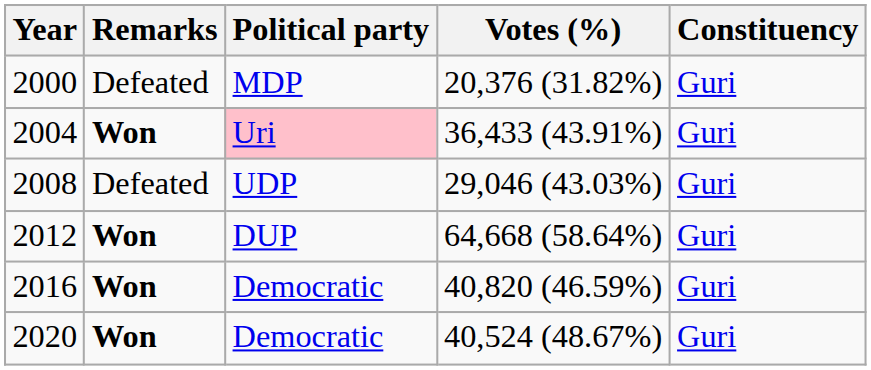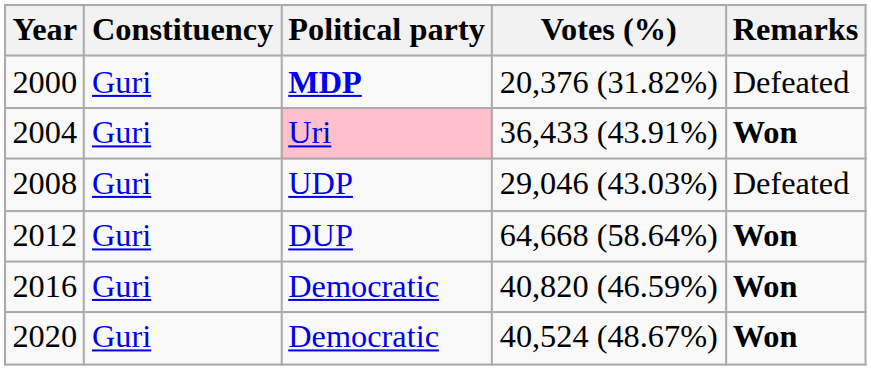columns swapped: (768, 30) <-> (155, 30)
(268, 81) normal -> (325, 81) bold
